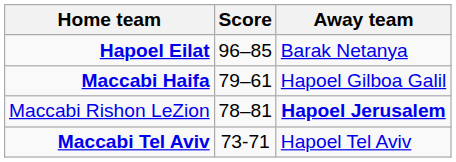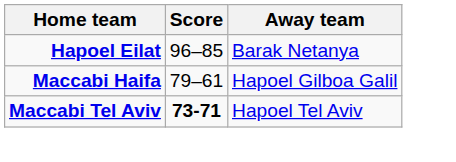- row: (109, 111)
(245, 141) normal -> (196, 111) bold
